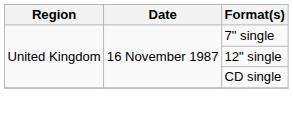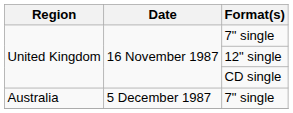+ row: (33, 98)
